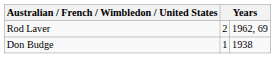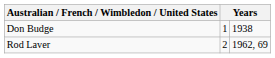rows swapped: (28, 28) <-> (30, 45)
